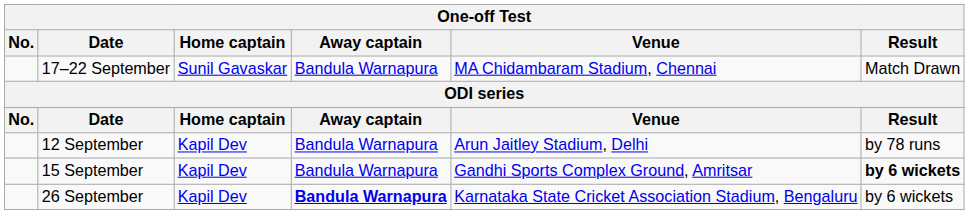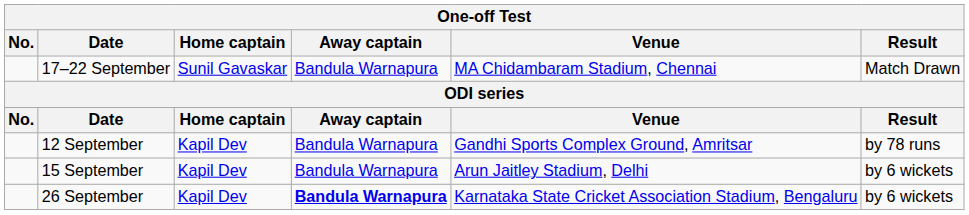(551, 145) Arun Jaitley Stadium, Delhi -> (603, 145) Gandhi Sports Complex Ground, Amritsar
(603, 171) Gandhi Sports Complex Ground, Amritsar -> (551, 171) Arun Jaitley Stadium, Delhi
(913, 171) bold -> (909, 171) normal
